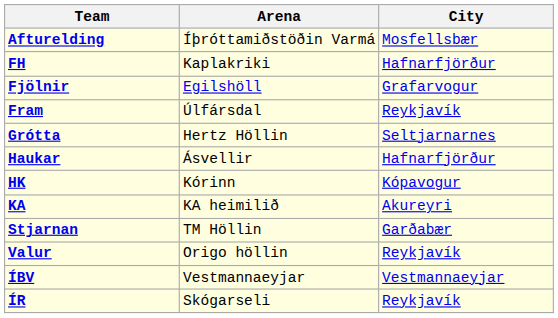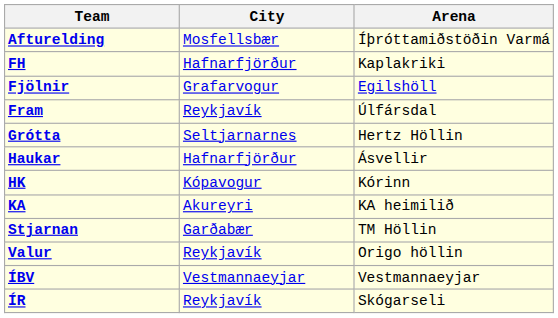columns swapped: (466, 16) <-> (279, 16)
